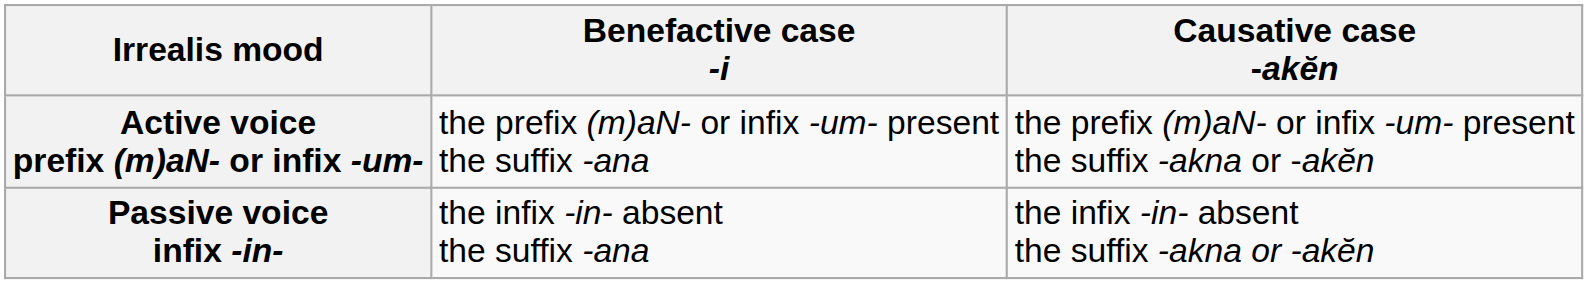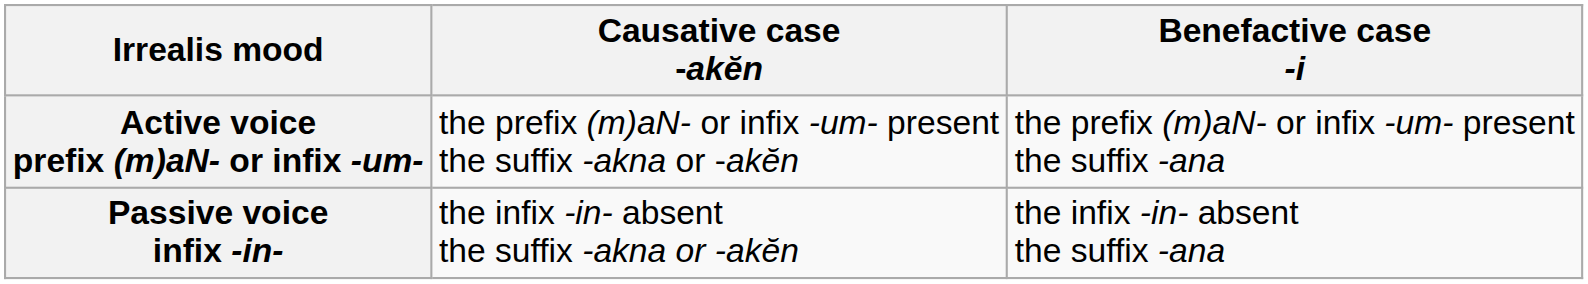columns swapped: (719, 50) <-> (1295, 50)
